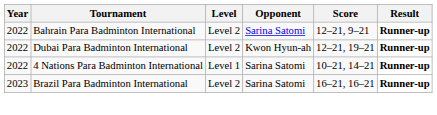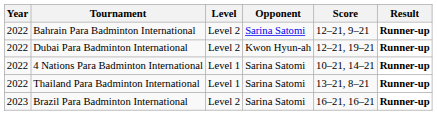+ row: (116, 83)
